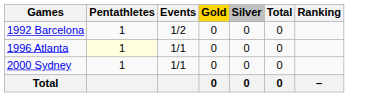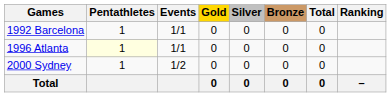+ column: (285, 13)
(178, 30) 1/2 -> (178, 30) 1/1
(178, 65) 1/1 -> (178, 65) 1/2
